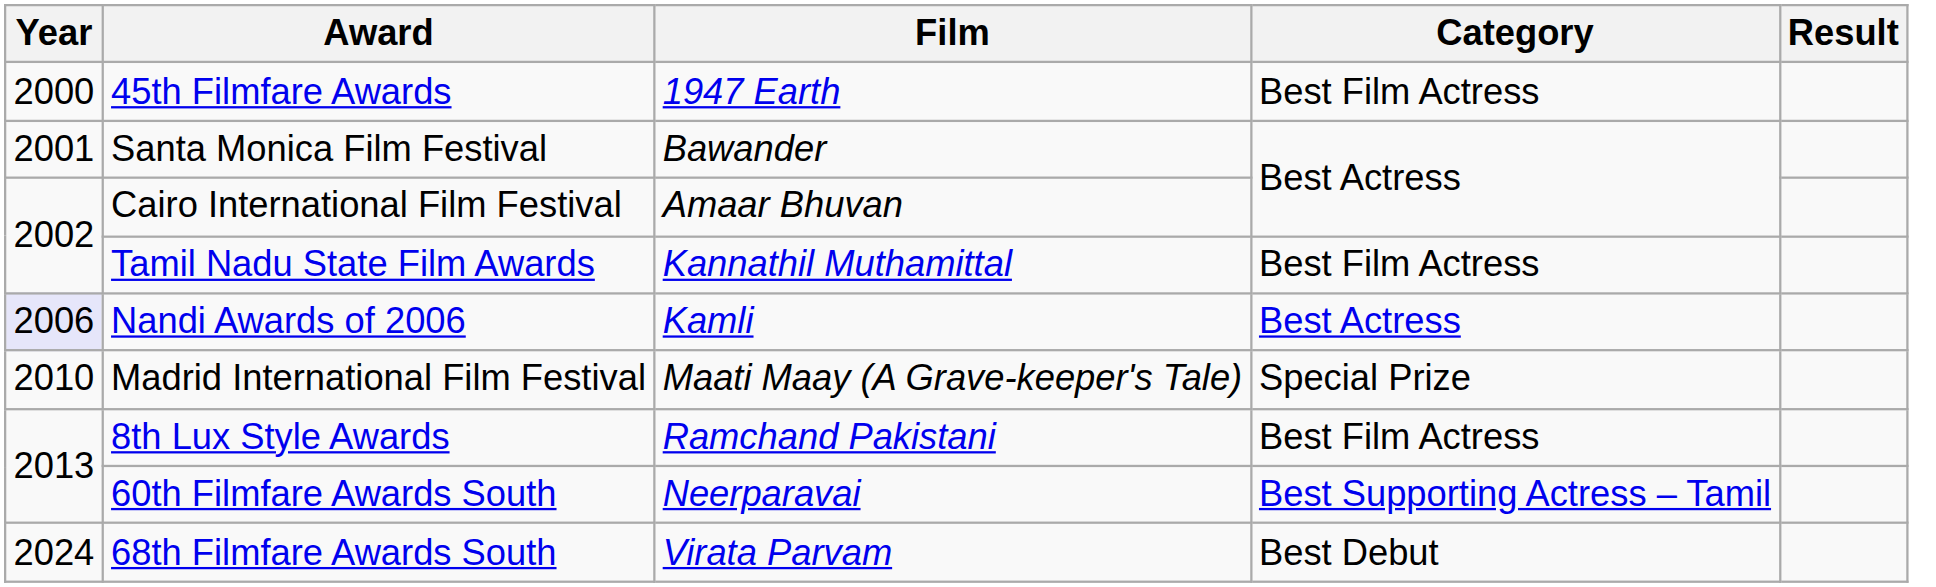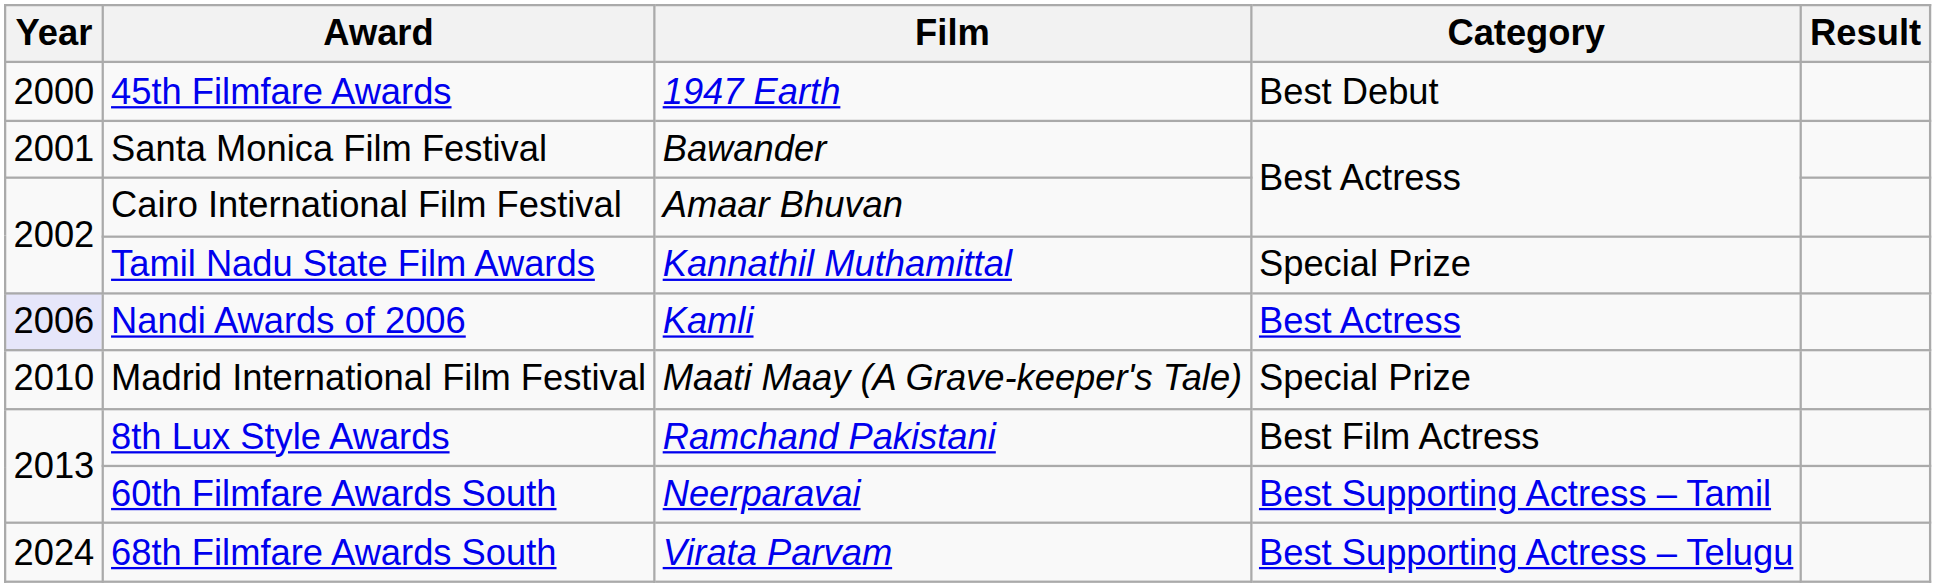(1399, 90) Best Film Actress -> (1349, 90) Best Debut
(1399, 263) Best Film Actress -> (1365, 263) Special Prize
(1349, 551) Best Debut -> (1526, 551) Best Supporting Actress – Telugu
